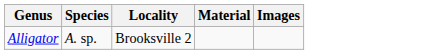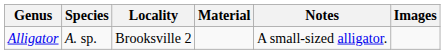+ column: (322, 15)
